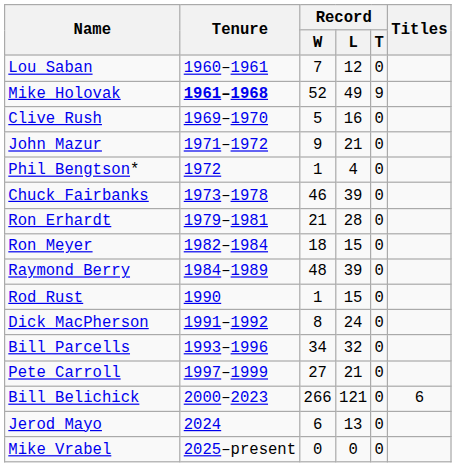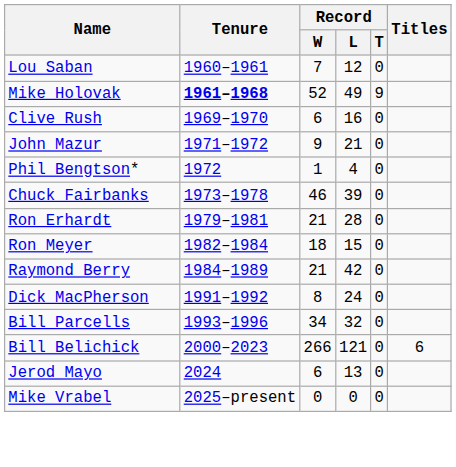(318, 119) 5 -> (318, 119) 6
(318, 272) 48 -> (318, 272) 21
(353, 272) 39 -> (353, 272) 42
- row: (46, 297)
- row: (64, 373)
